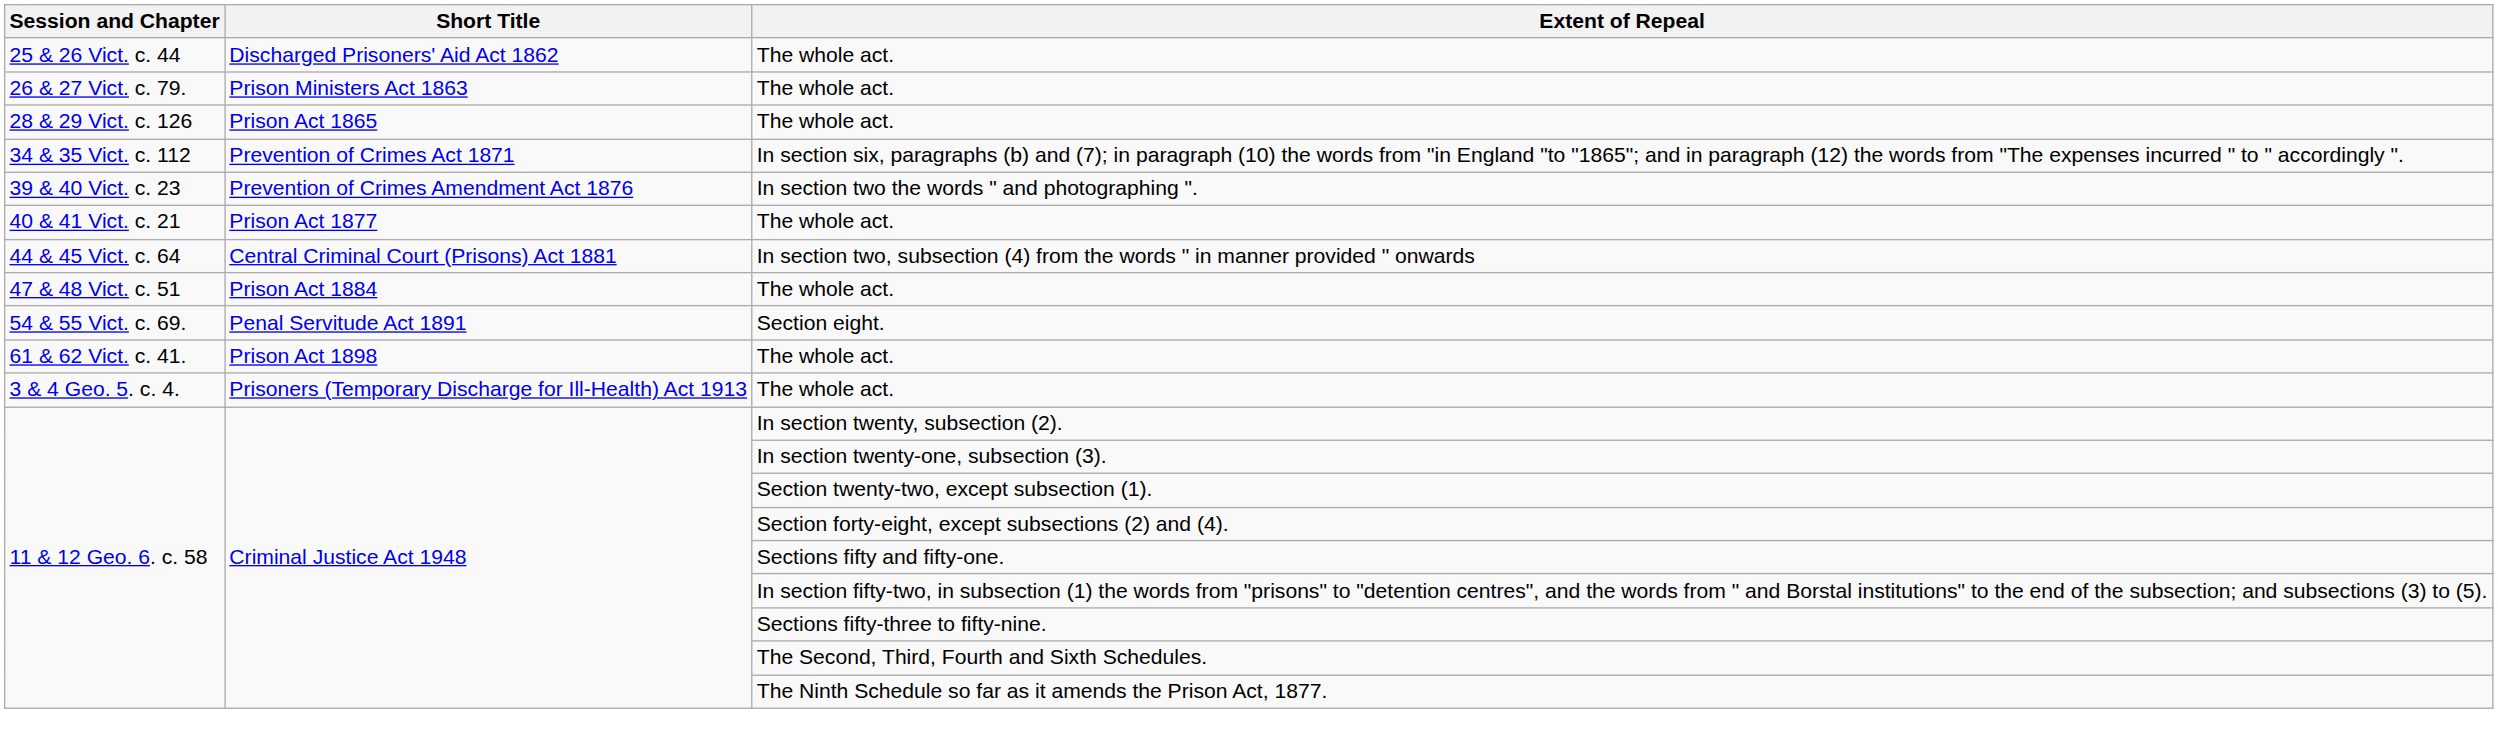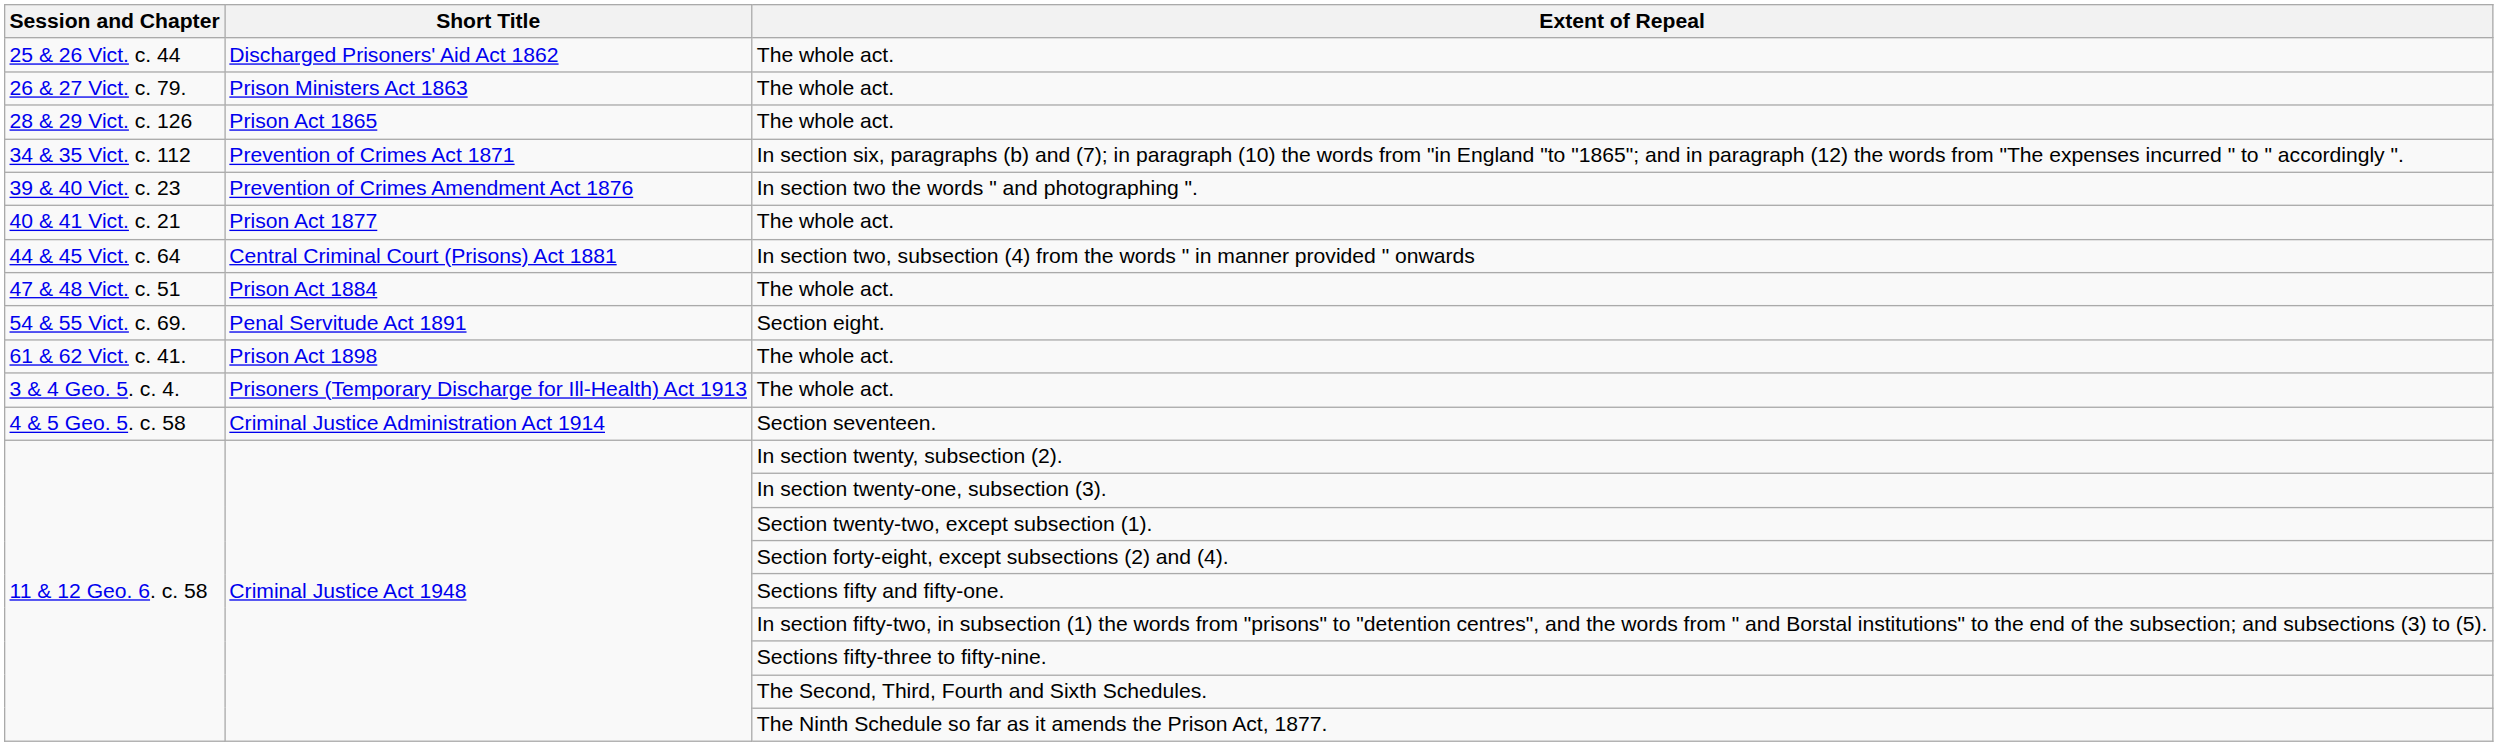+ row: (98, 423)
